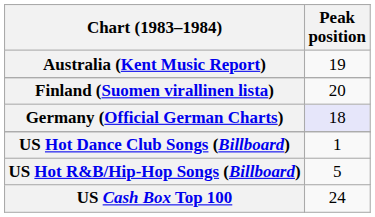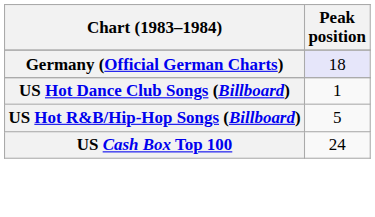- row: (155, 63)
- row: (155, 90)
